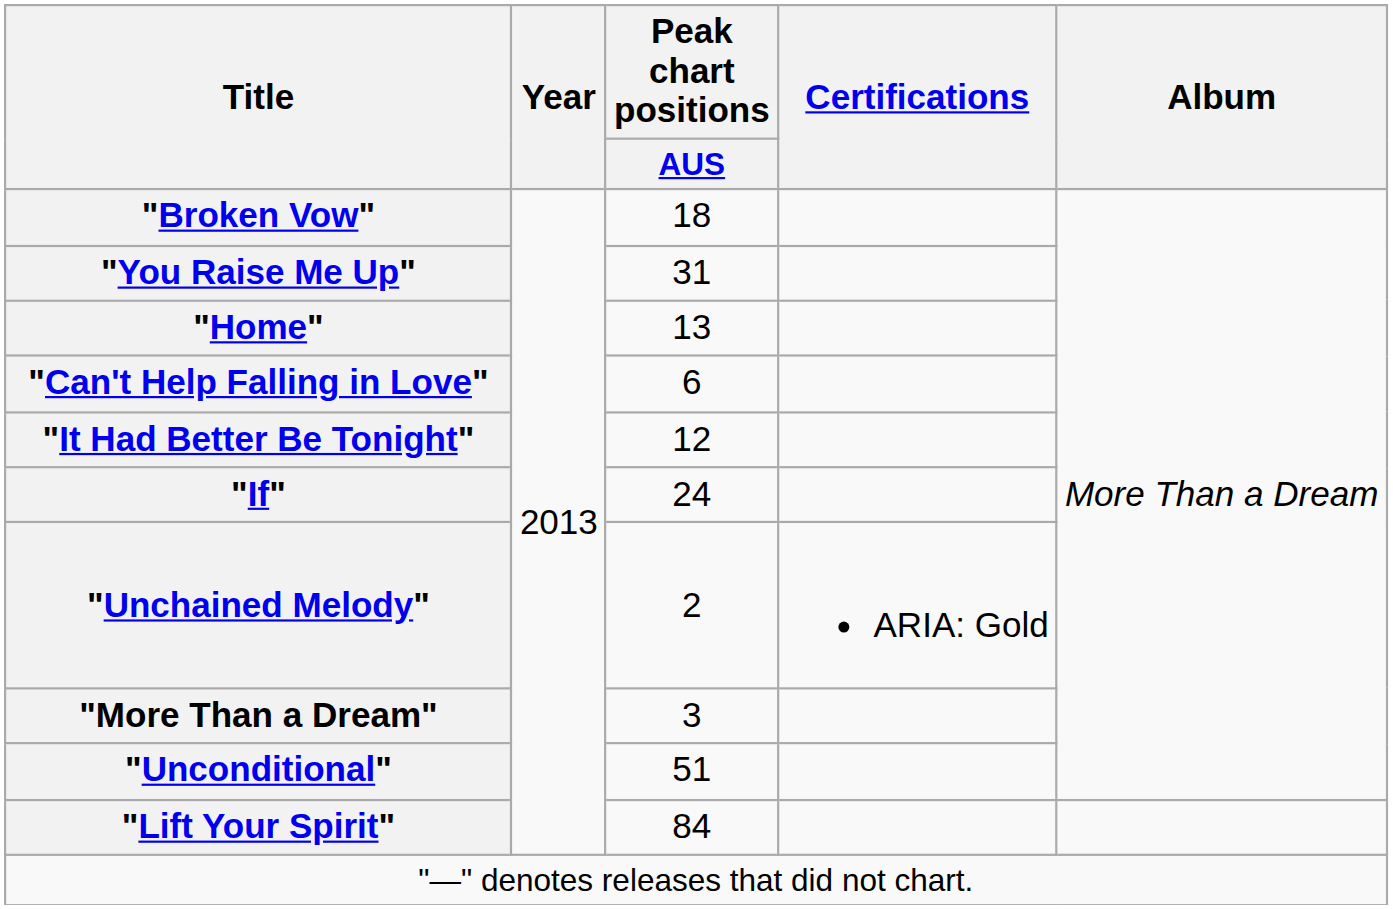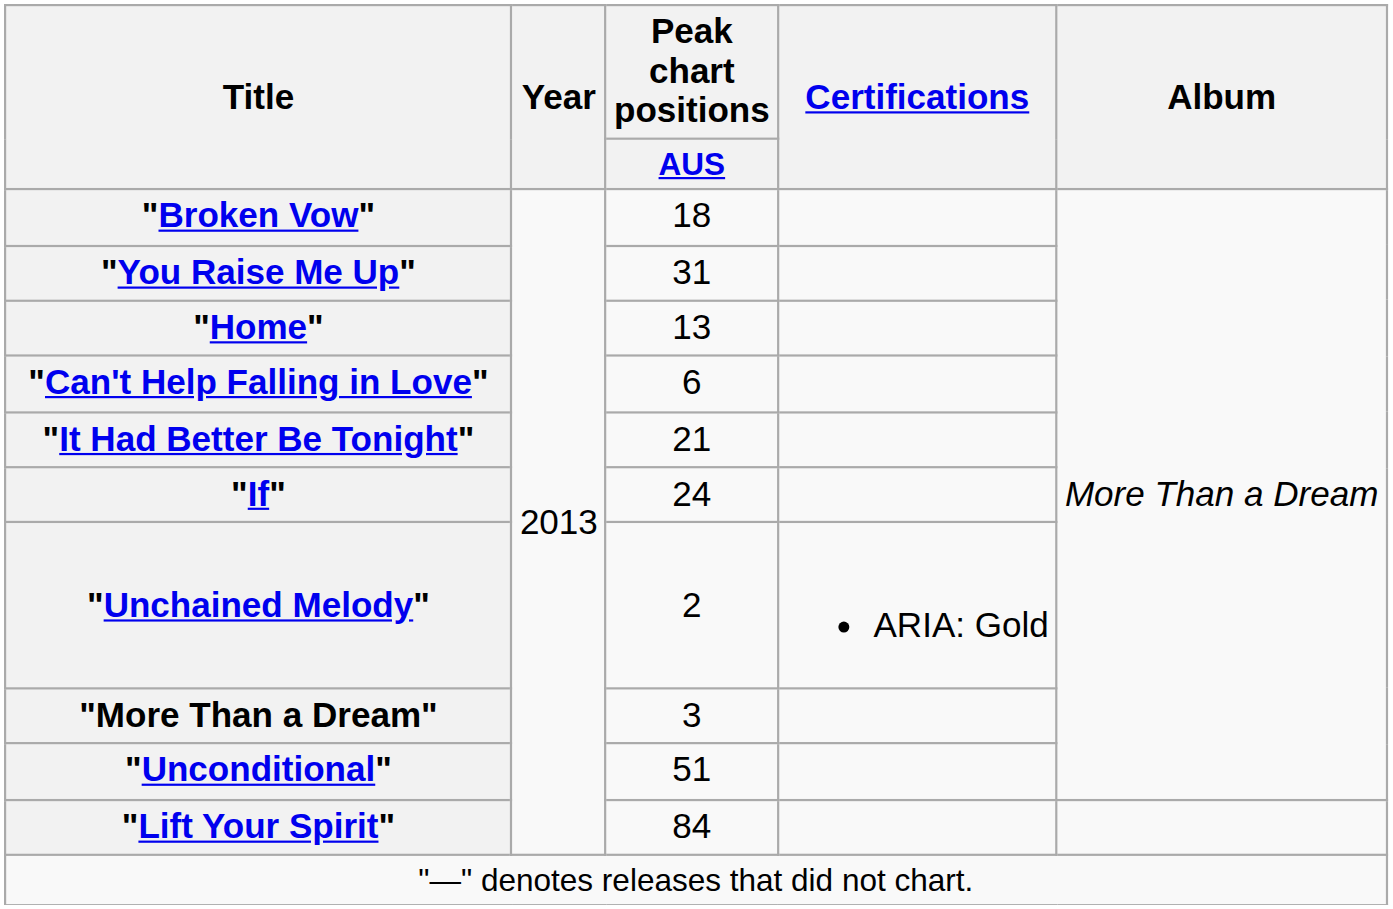(692, 438) 12 -> (692, 438) 21
